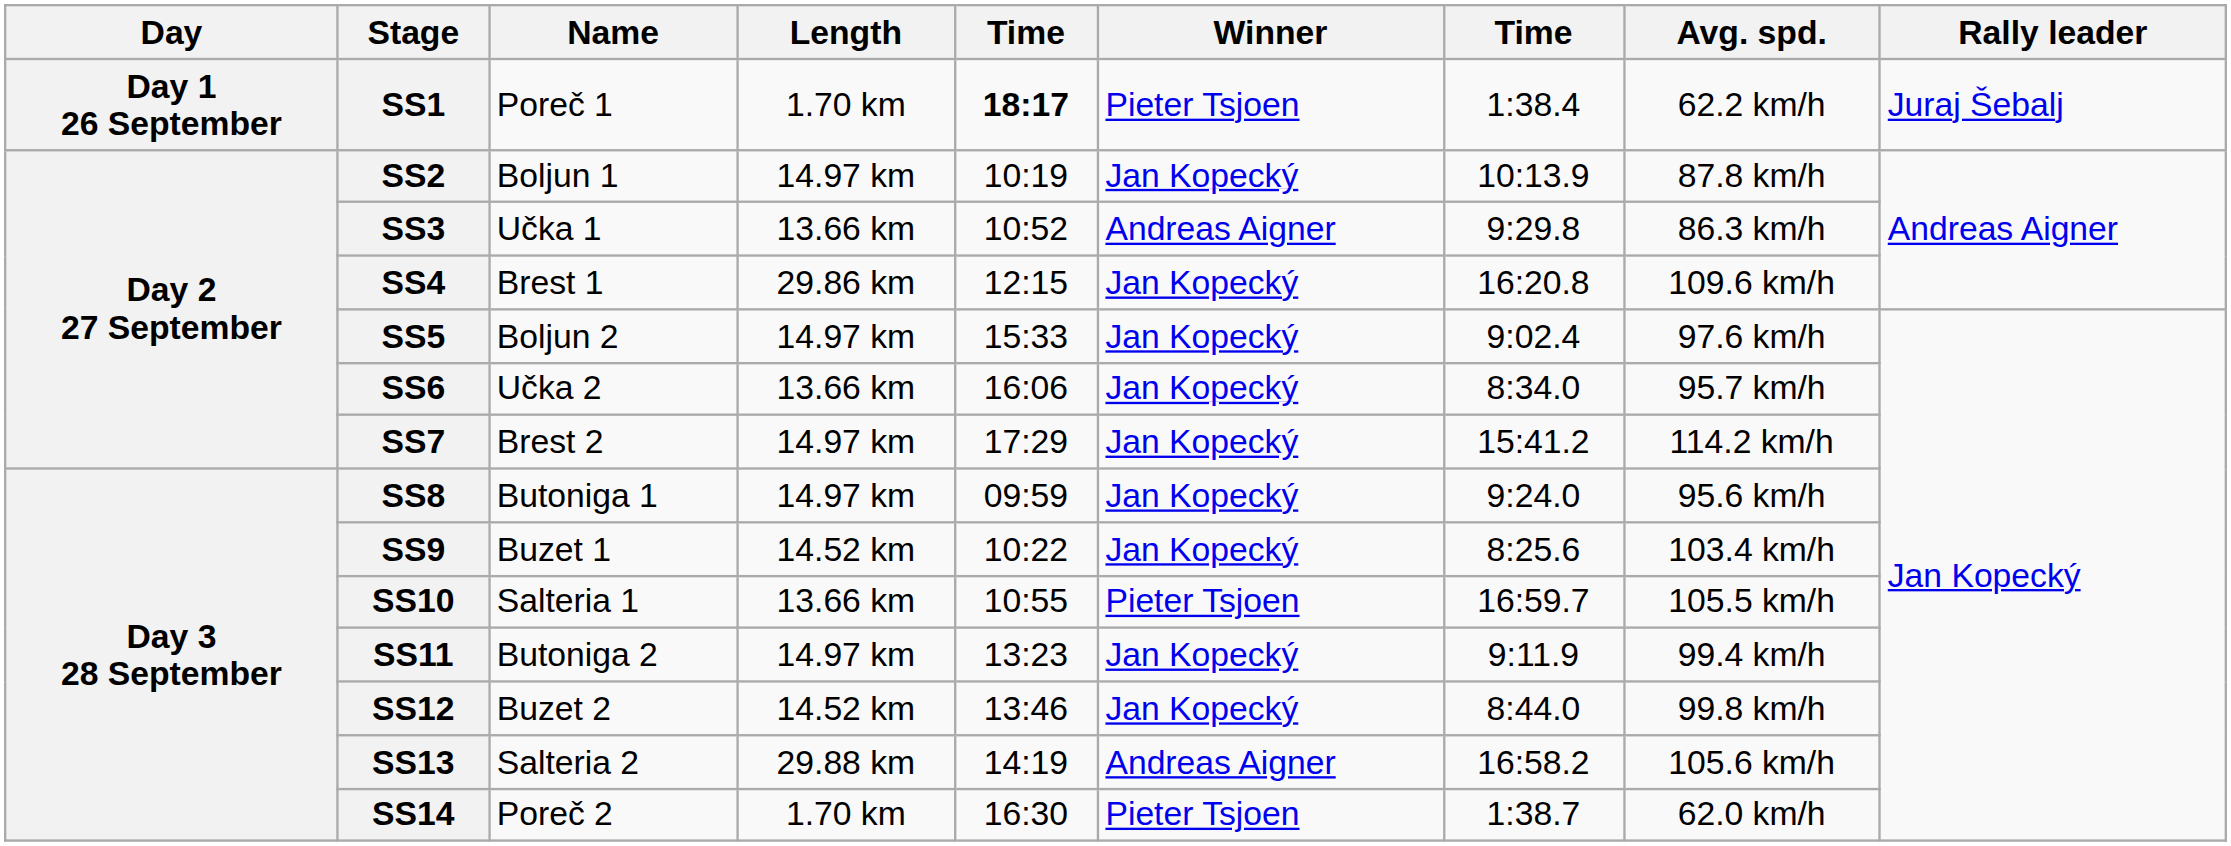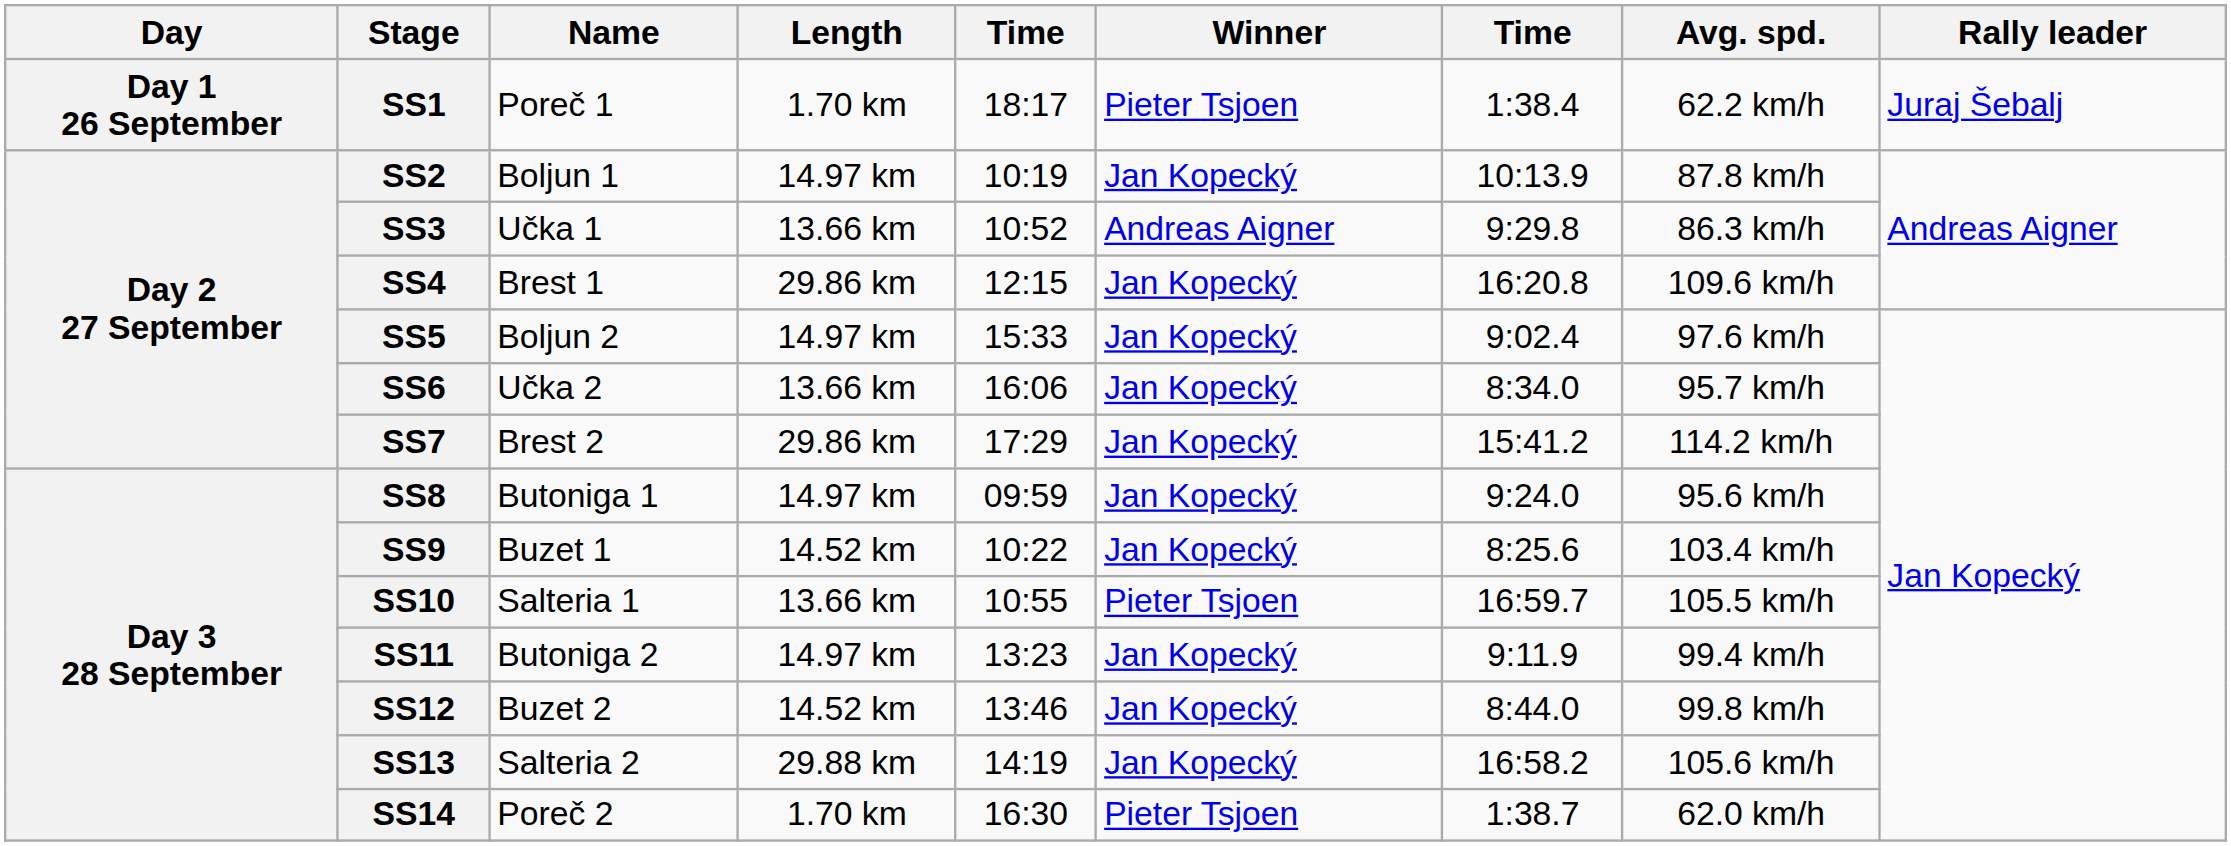(1026, 104) bold -> (1026, 104) normal
(846, 442) 14.97 km -> (847, 442) 29.86 km
(1221, 762) Andreas Aigner -> (1201, 762) Jan Kopecký
